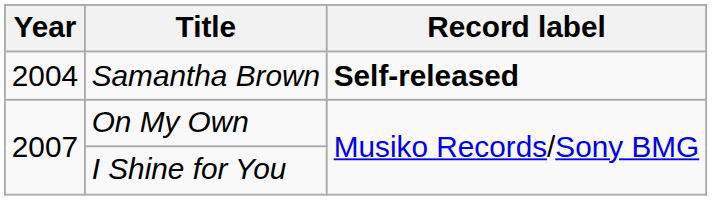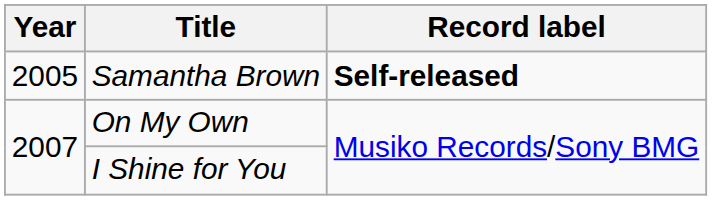(45, 75) 2004 -> (45, 75) 2005
